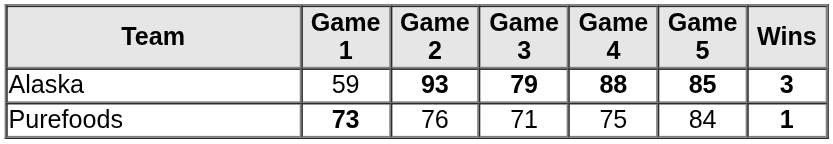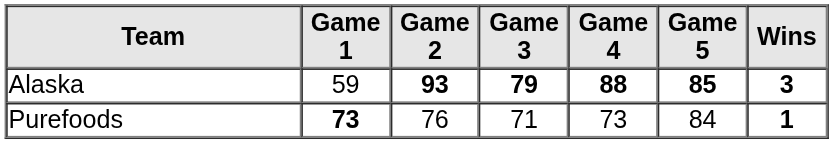(613, 119) 75 -> (613, 119) 73
